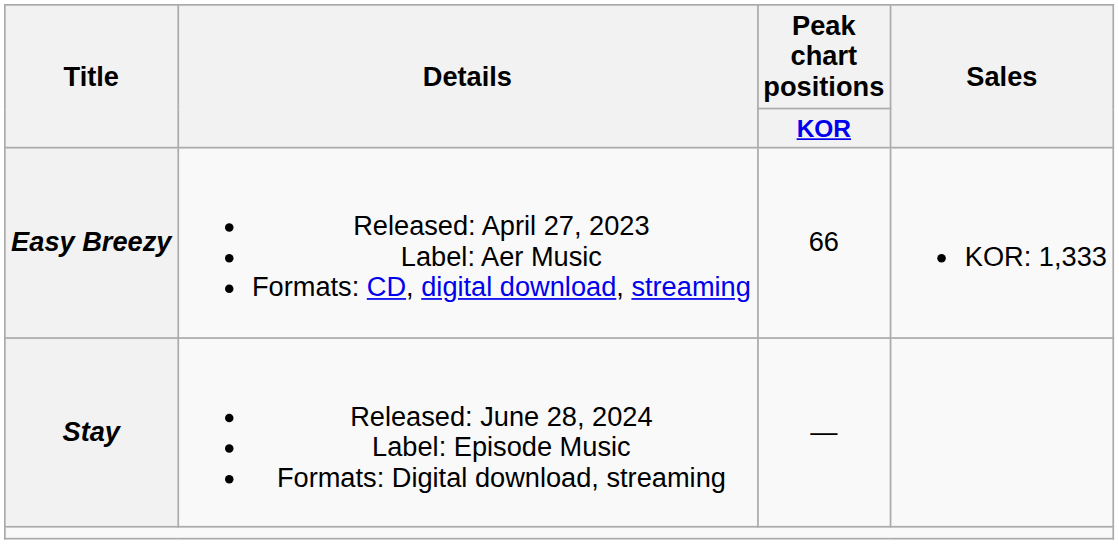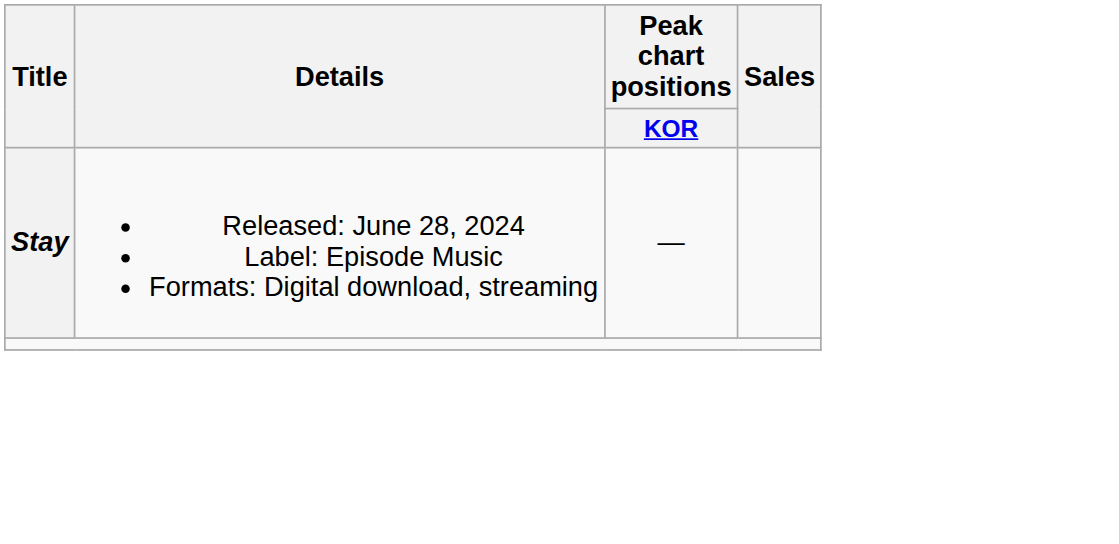- row: (91, 242)
